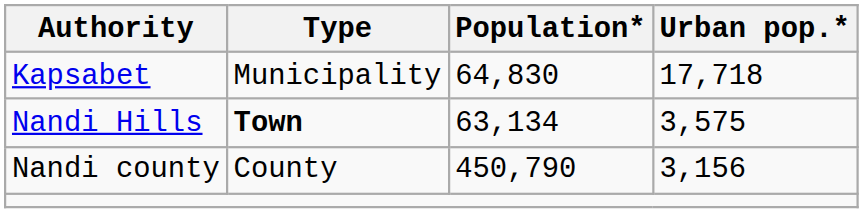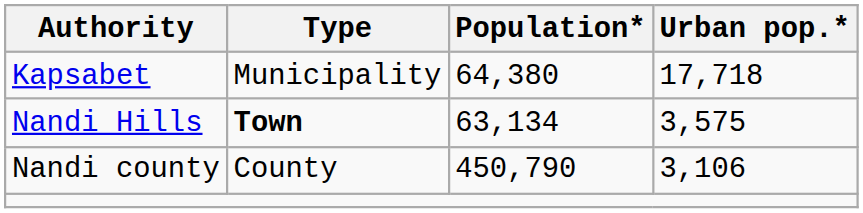(507, 76) 64,830 -> (507, 76) 64,380
(703, 170) 3,156 -> (703, 170) 3,106
